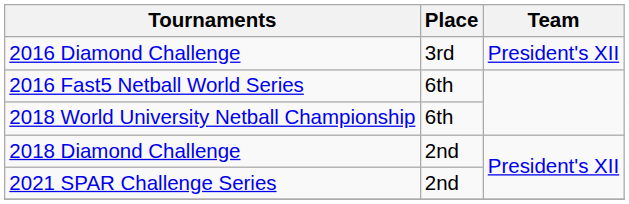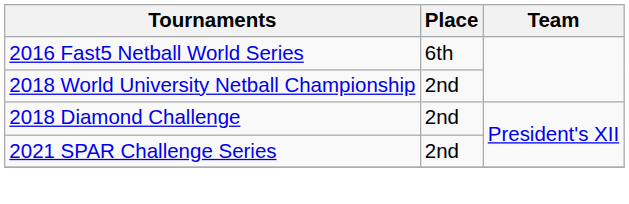- row: (125, 53)
(439, 118) 6th -> (442, 85) 2nd
